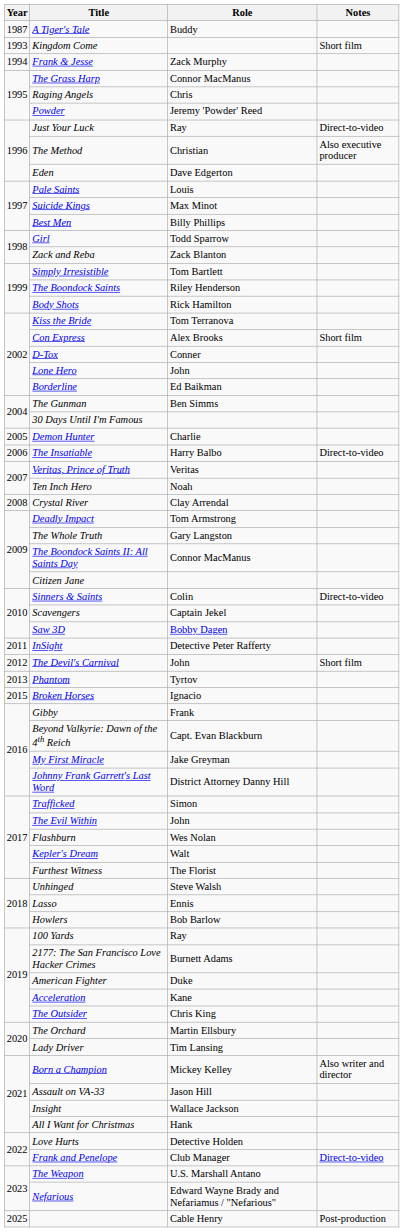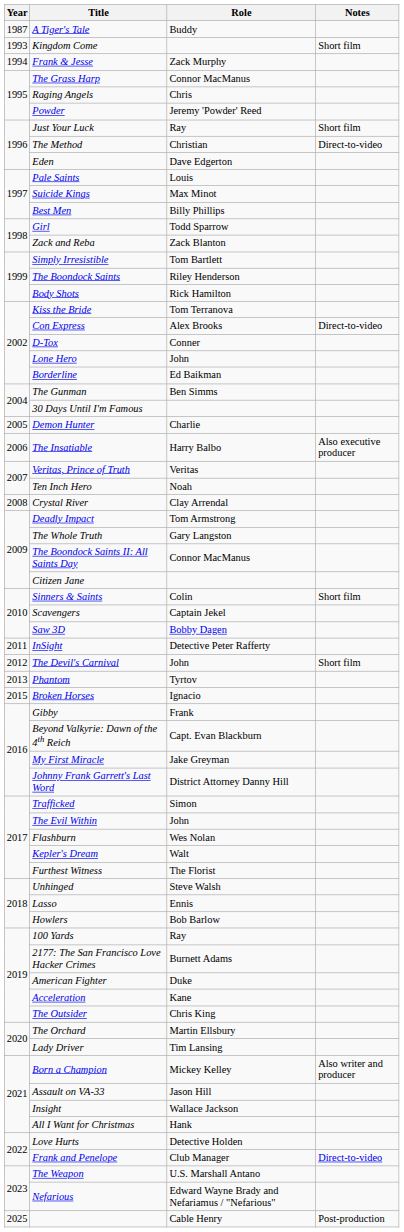(351, 128) Direct-to-video -> (339, 128) Short film
(350, 150) Also executive producer -> (350, 144) Direct-to-video
(341, 337) Short film -> (350, 326) Direct-to-video
(351, 453) Direct-to-video -> (349, 447) Also executive producer
(351, 596) Direct-to-video -> (339, 596) Short film
(352, 1069) Also writer and director -> (351, 1069) Also writer and producer
